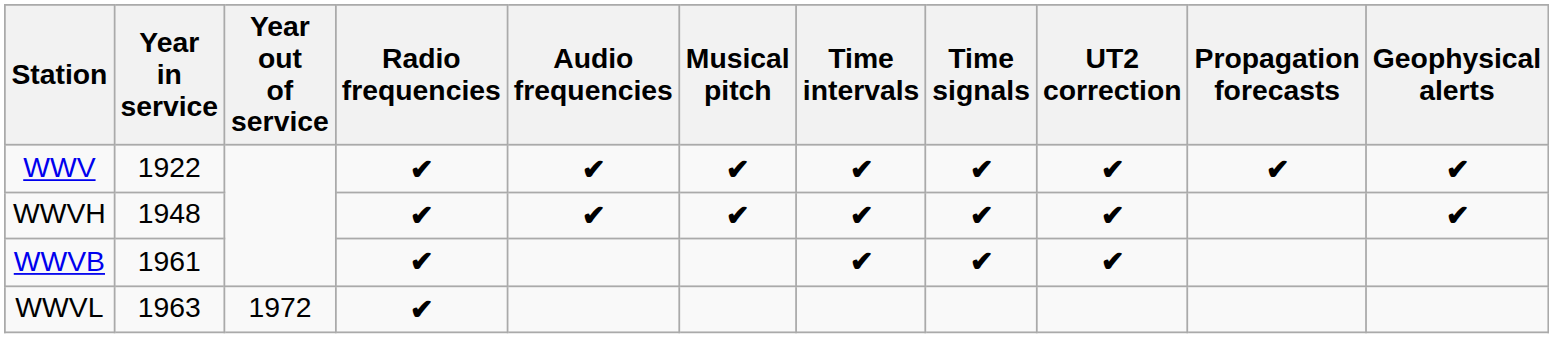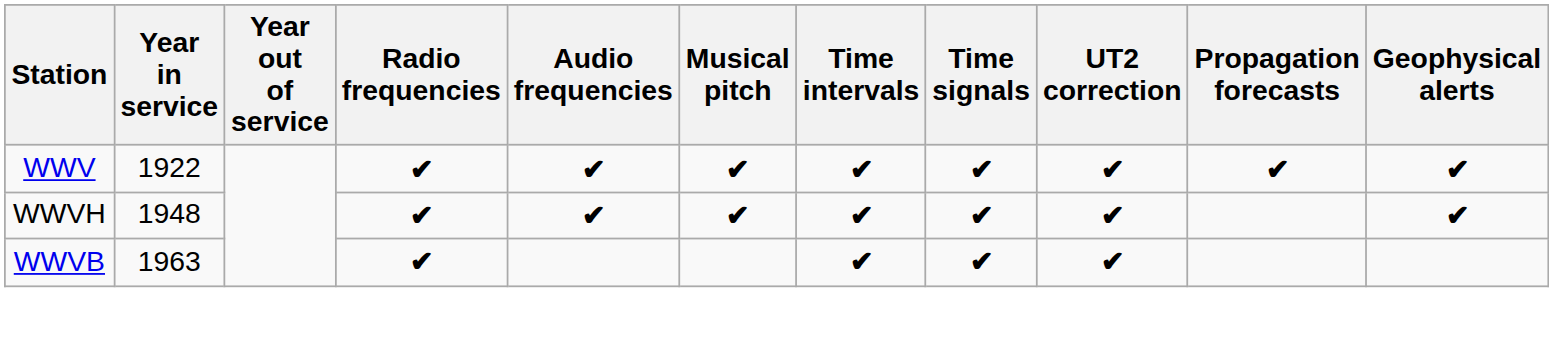(169, 261) 1961 -> (169, 261) 1963
- row: (59, 308)
